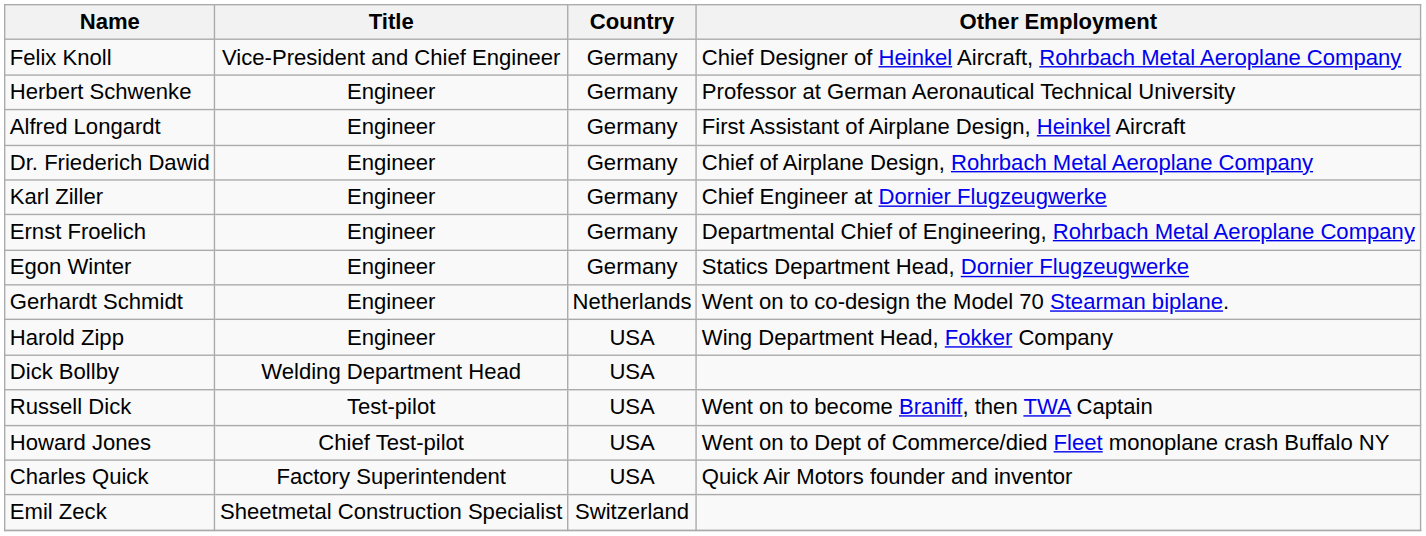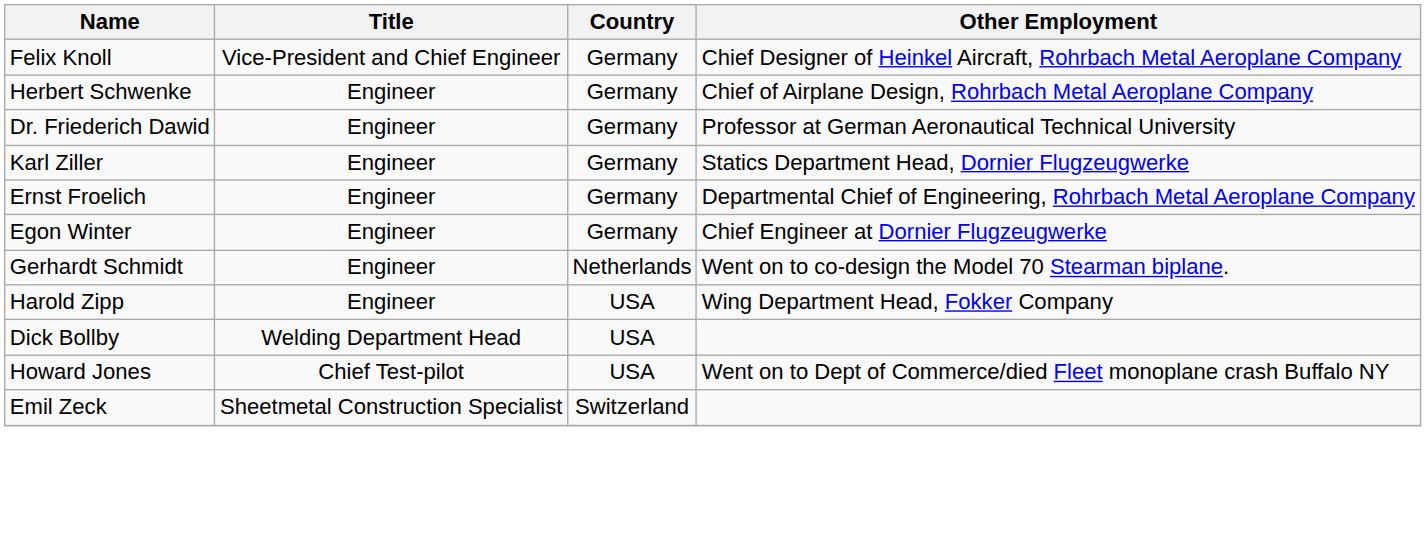(969, 92) Professor at German Aeronautical Technical University -> (1007, 92) Chief of Airplane Design, Rohrbach Metal Aeroplane Company
- row: (85, 127)
(1007, 162) Chief of Airplane Design, Rohrbach Metal Aeroplane Company -> (969, 127) Professor at German Aeronautical Technical University
(904, 197) Chief Engineer at Dornier Flugzeugwerke -> (945, 162) Statics Department Head, Dornier Flugzeugwerke
(945, 267) Statics Department Head, Dornier Flugzeugwerke -> (904, 232) Chief Engineer at Dornier Flugzeugwerke
- row: (71, 407)
- row: (79, 477)
